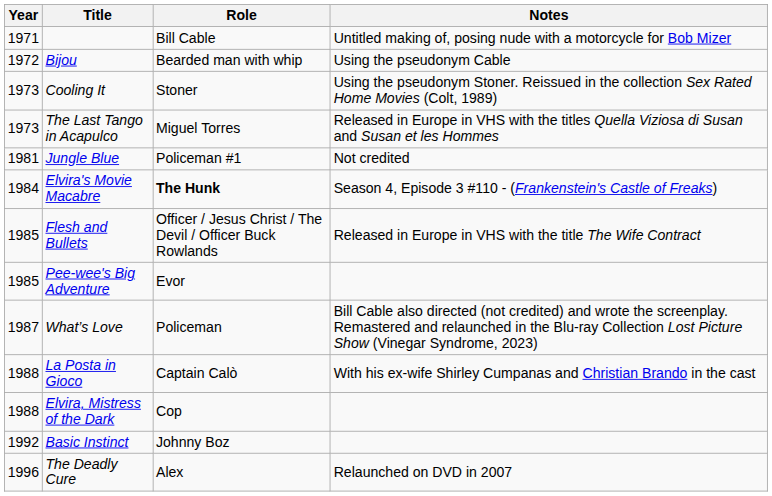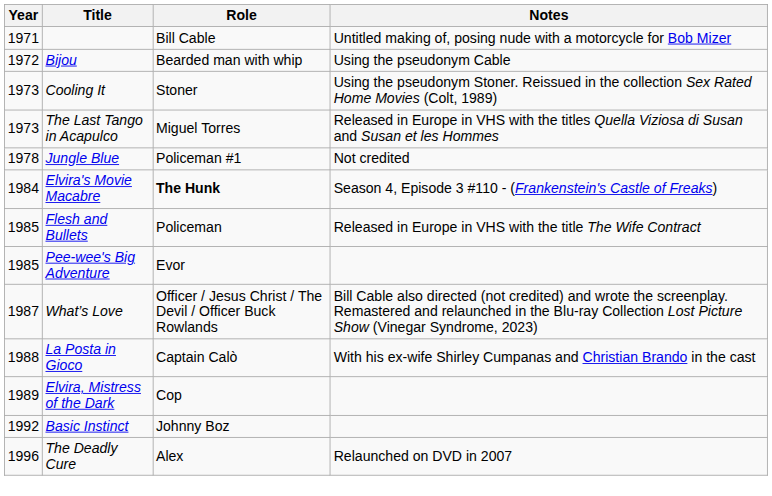(23, 158) 1981 -> (23, 158) 1978
(239, 235) Officer / Jesus Christ / The Devil / Officer Buck Rowlands -> (189, 227) Policeman
(189, 327) Policeman -> (239, 311) Officer / Jesus Christ / The Devil / Officer Buck Rowlands
(23, 411) 1988 -> (23, 395) 1989
